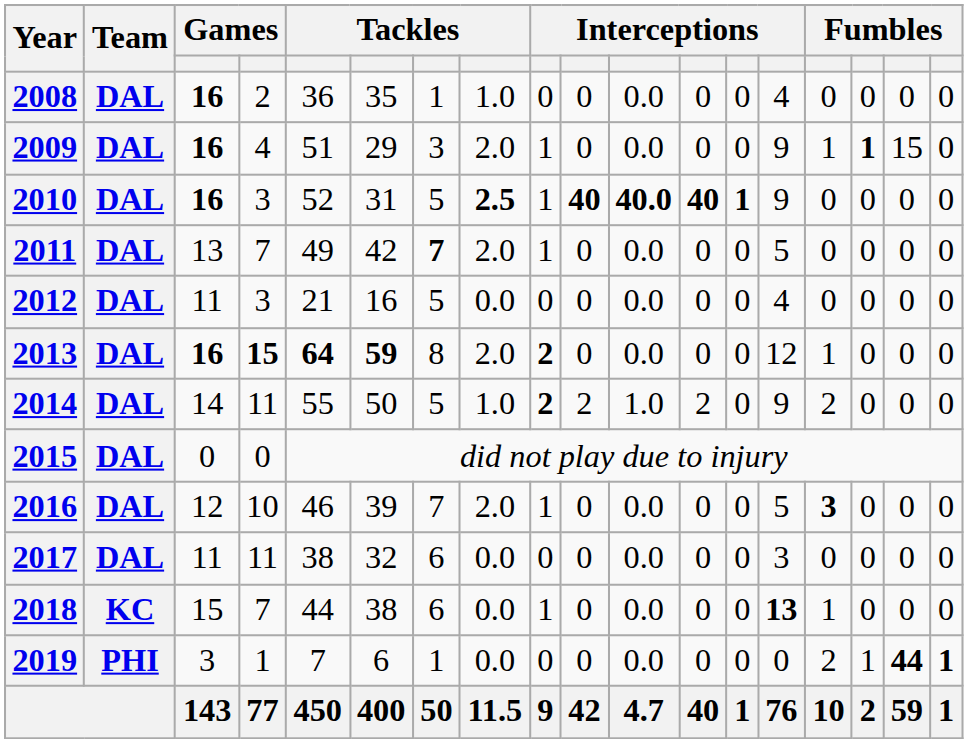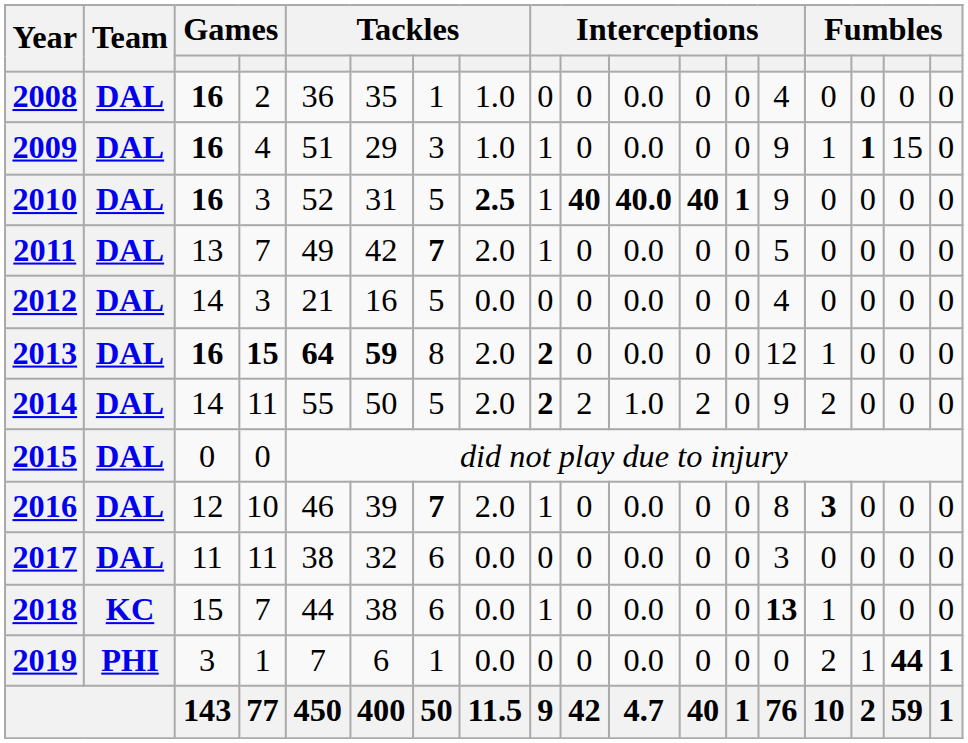(495, 147) 2.0 -> (495, 147) 1.0
(207, 301) 11 -> (207, 301) 14
(495, 403) 1.0 -> (495, 403) 2.0
(436, 506) normal -> (436, 506) bold
(781, 506) 5 -> (781, 506) 8
